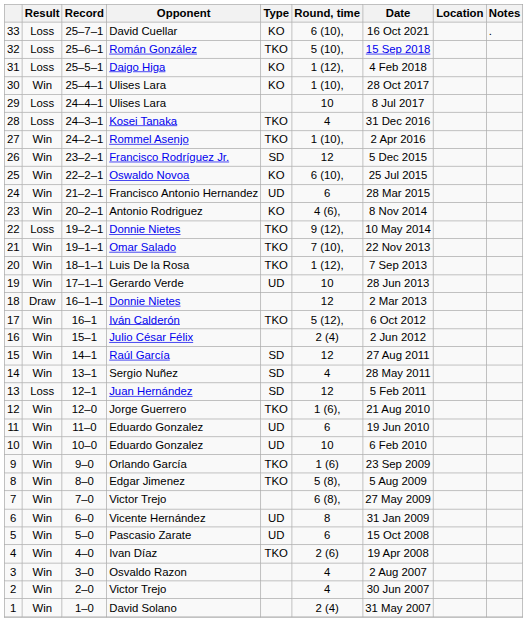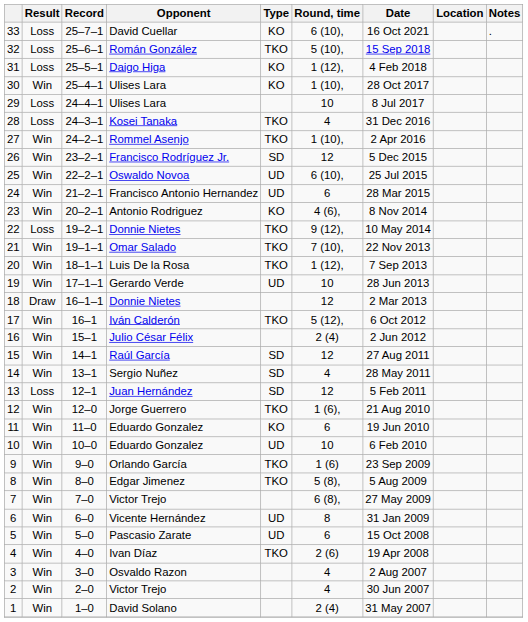(276, 175) KO -> (276, 175) UD
(276, 427) UD -> (276, 427) KO
